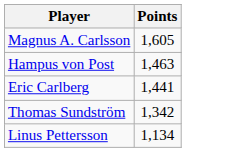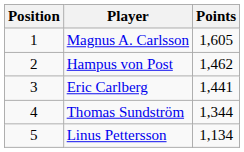+ column: (34, 16)
(157, 64) 1,463 -> (216, 64) 1,462
(157, 111) 1,342 -> (216, 111) 1,344
